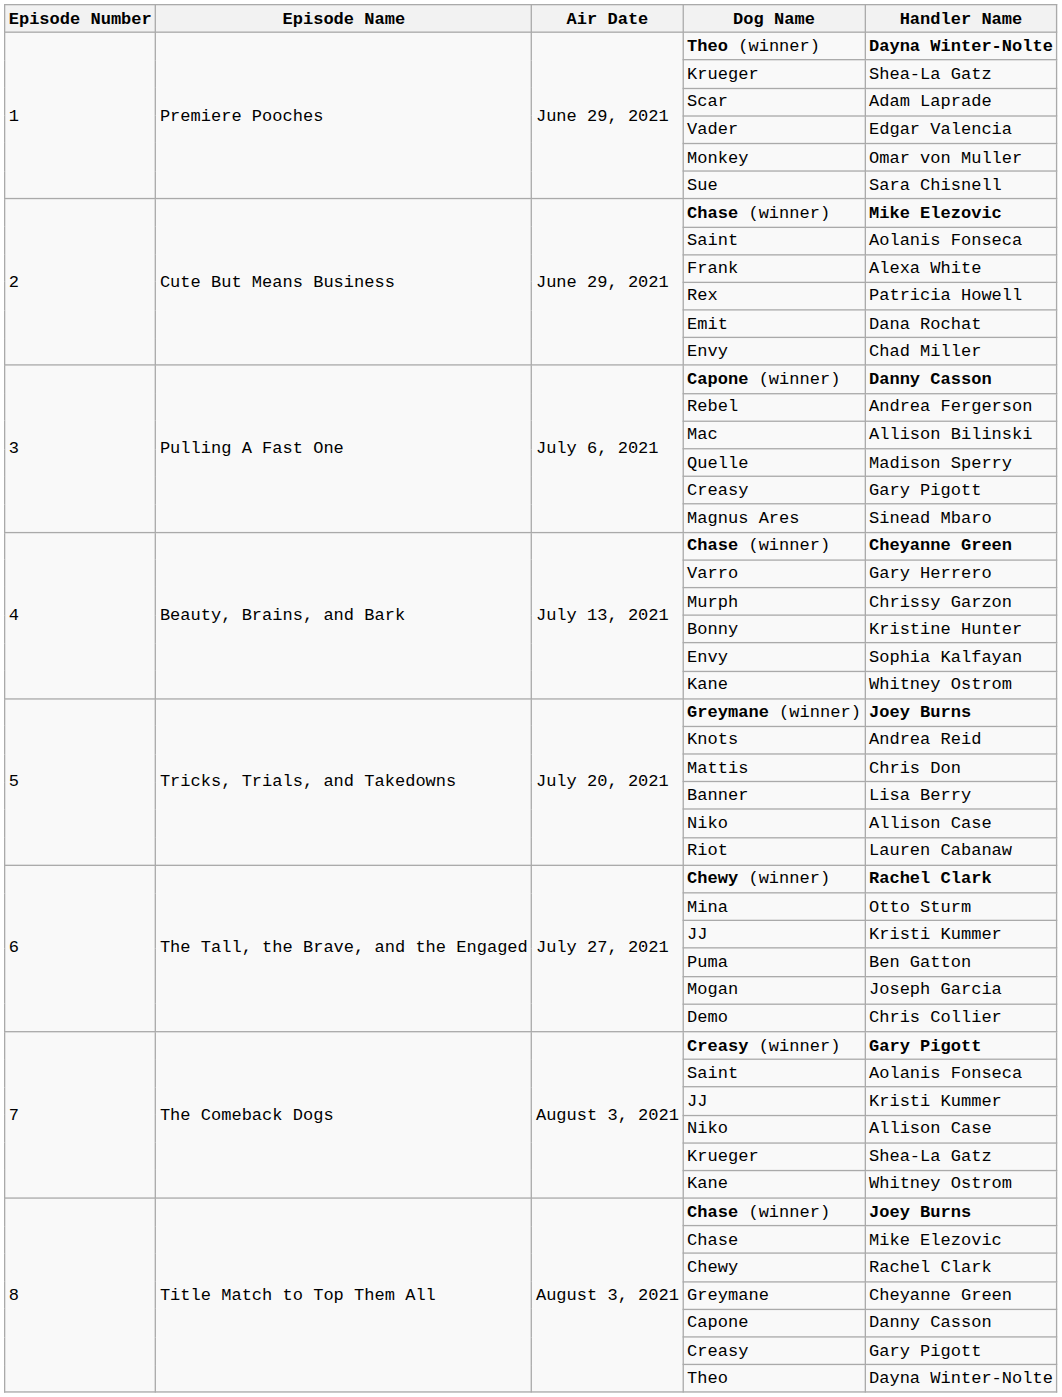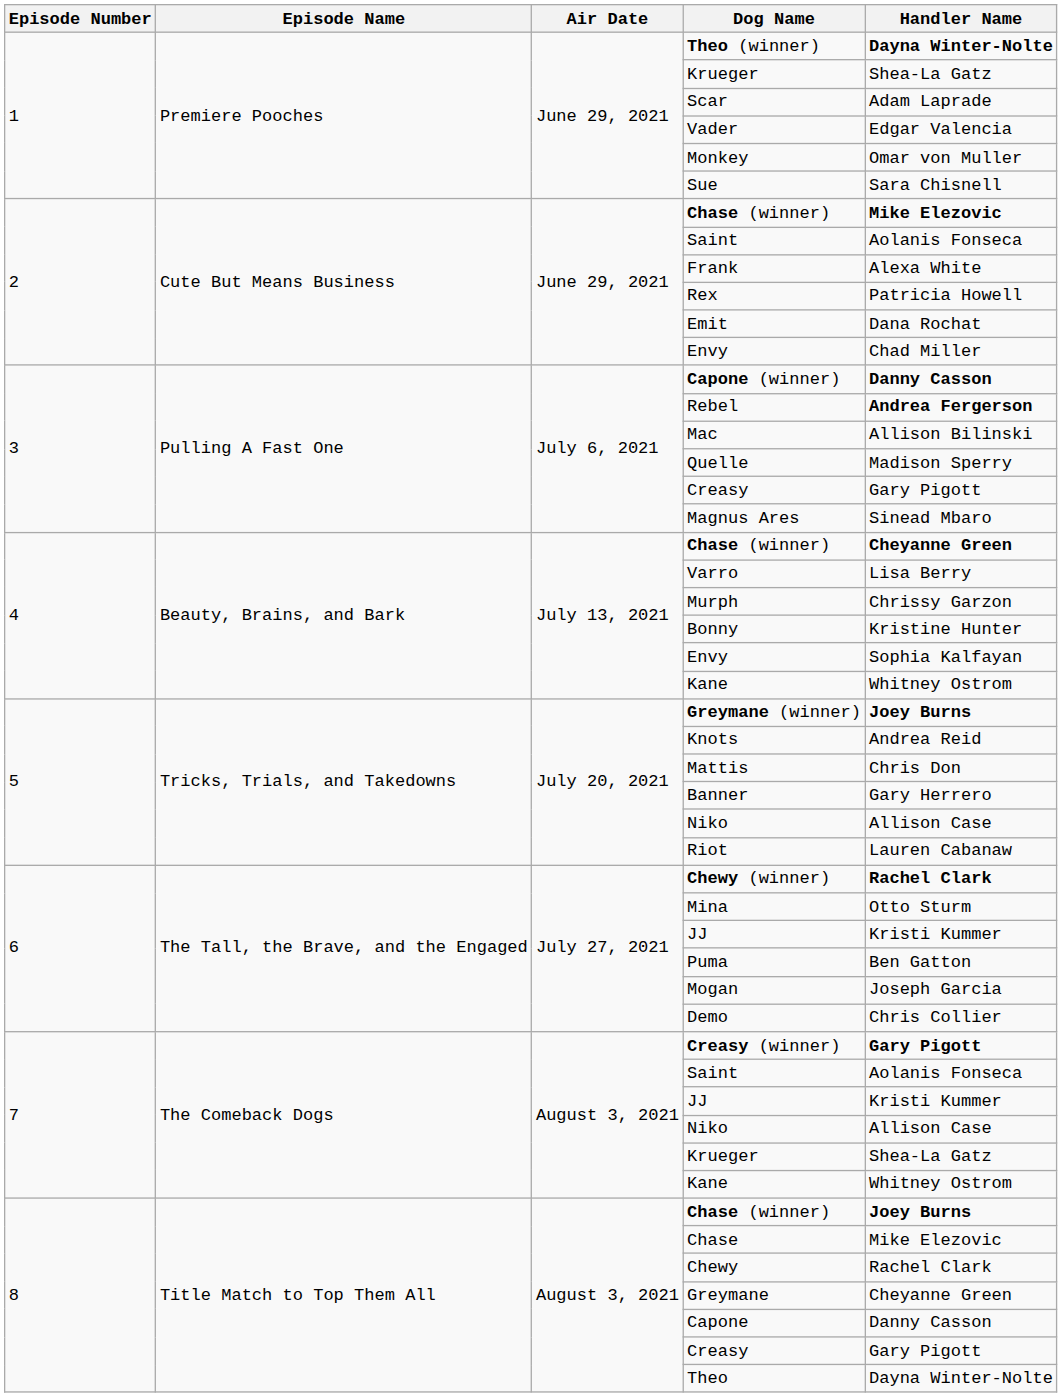(951, 407) normal -> (951, 407) bold
(930, 574) Gary Herrero -> (920, 574) Lisa Berry
(920, 796) Lisa Berry -> (930, 796) Gary Herrero
